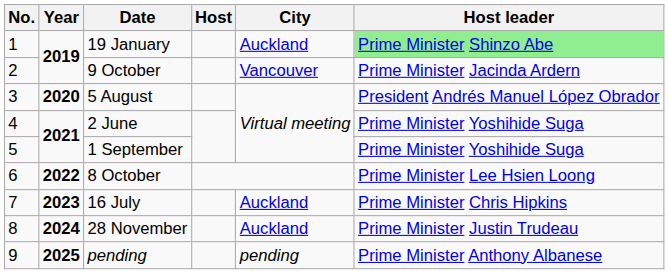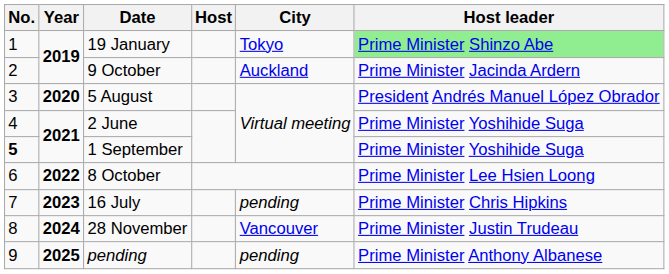(274, 44) Auckland -> (261, 44) Tokyo
(279, 70) Vancouver -> (274, 70) Auckland
(13, 149) normal -> (13, 149) bold
(274, 202) Auckland -> (269, 202) pending
(274, 228) Auckland -> (279, 228) Vancouver
